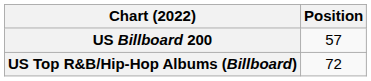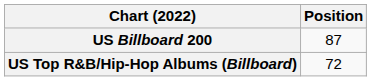(334, 40) 57 -> (334, 40) 87
